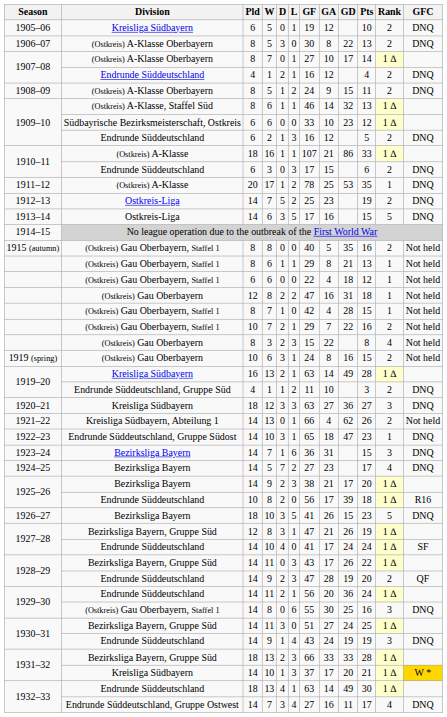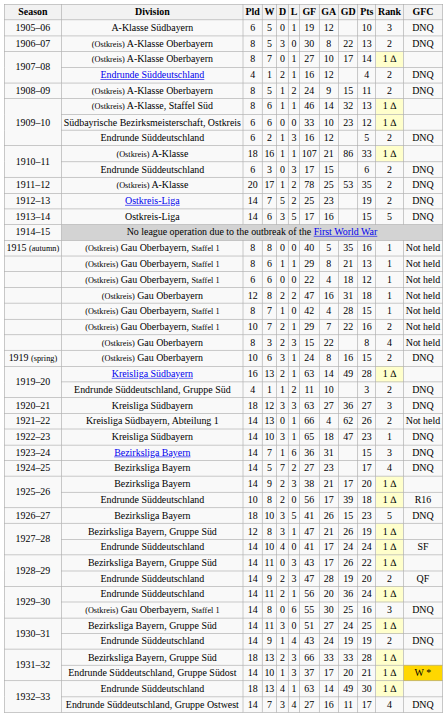(152, 28) Kreisliga Südbayern -> (152, 28) A-Klasse Südbayern
(390, 28) 2 -> (390, 28) 3
(390, 185) 1 -> (390, 185) 2
(390, 248) 2 -> (390, 248) 1
(423, 358) Not held -> (423, 358) DNQ
(152, 437) Endrunde Süddeutschland, Gruppe Südost -> (152, 437) Kreisliga Südbayern
(390, 641) 3 -> (390, 641) 2
(152, 673) Kreisliga Südbayern -> (152, 673) Endrunde Süddeutschland, Gruppe Südost
